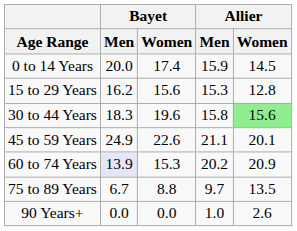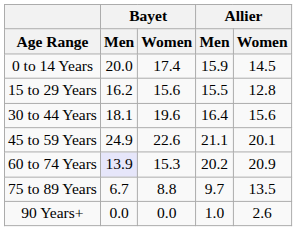(214, 90) 15.3 -> (214, 90) 15.5
(119, 115) 18.3 -> (119, 115) 18.1
(214, 115) 15.8 -> (214, 115) 16.4
(262, 115) lightgreen background -> (262, 115) no background
